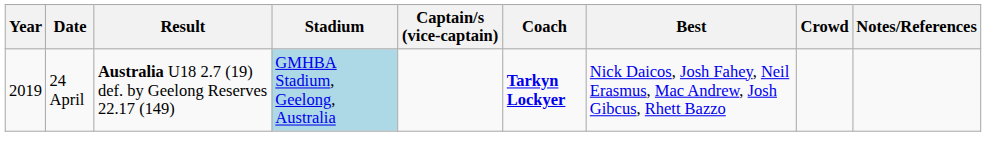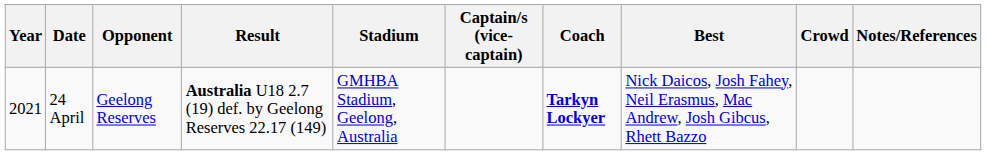+ column: (137, 36)
(26, 90) 2019 -> (26, 108) 2021
(306, 90) lightblue background -> (368, 108) no background
